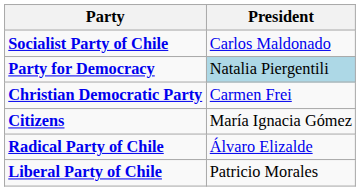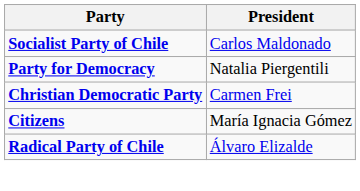(269, 69) lightblue background -> (269, 69) no background
- row: (85, 172)
